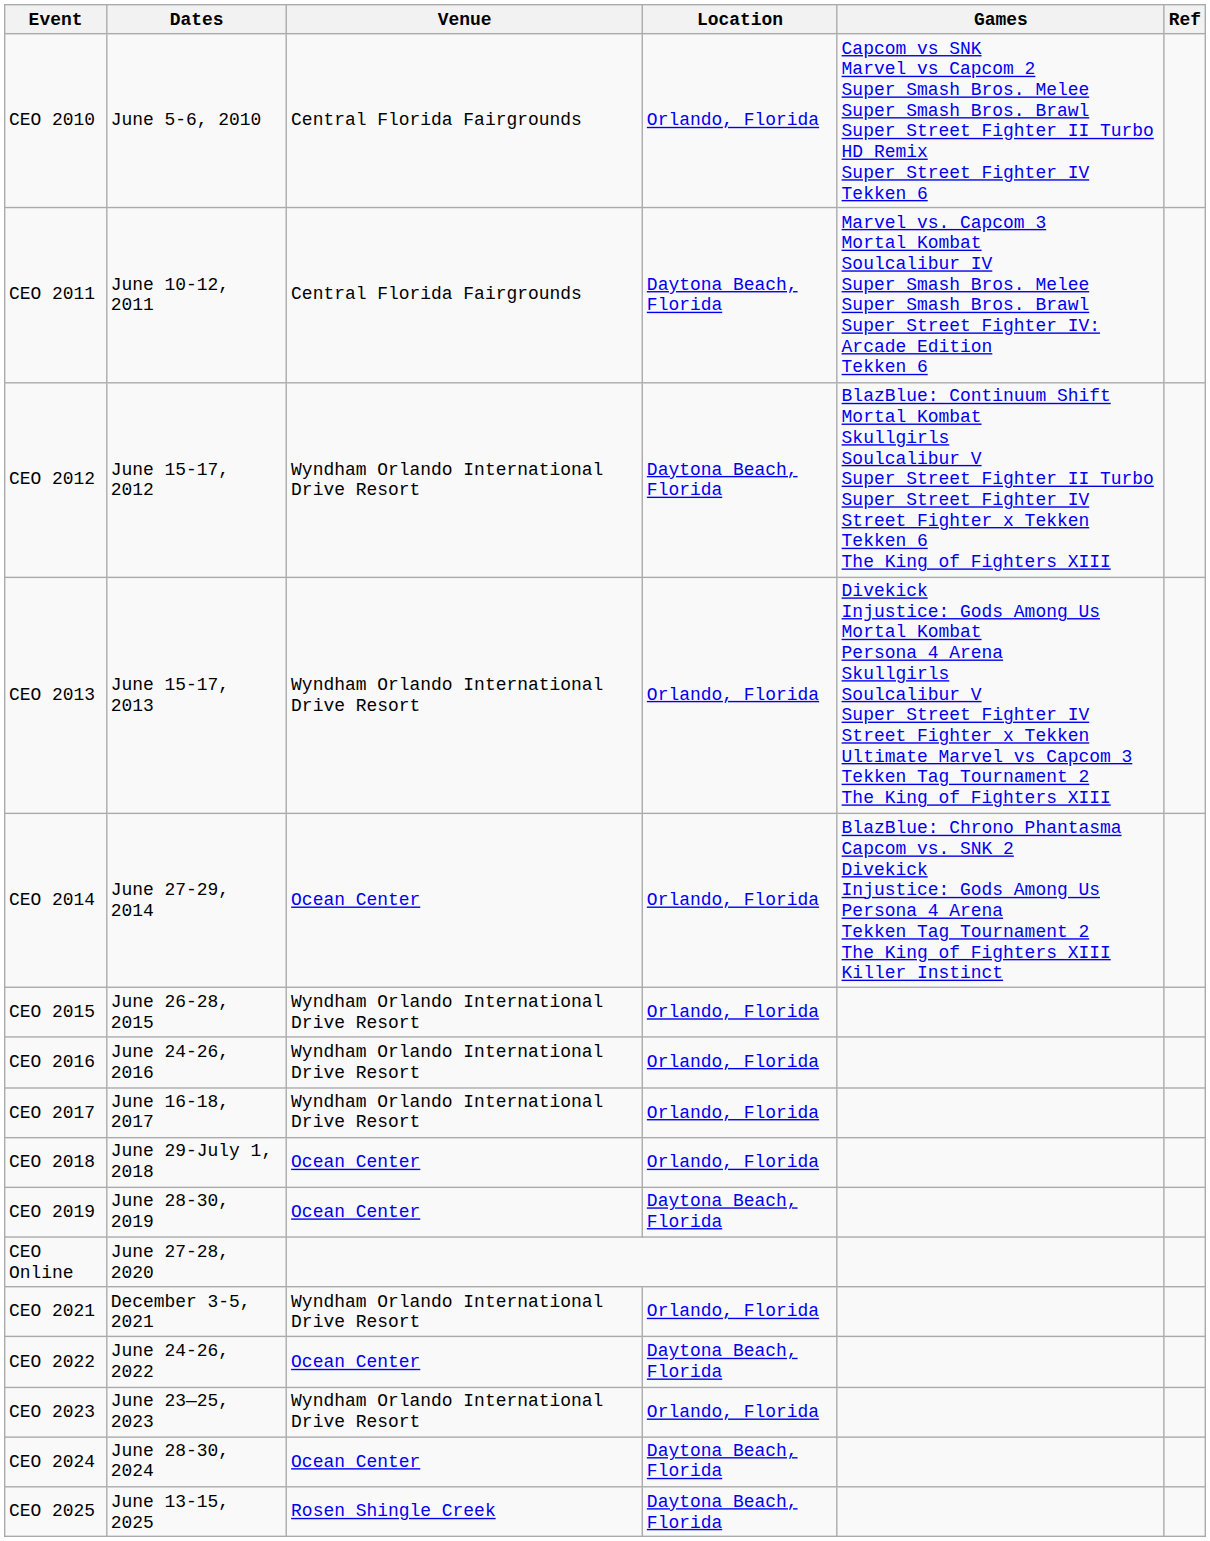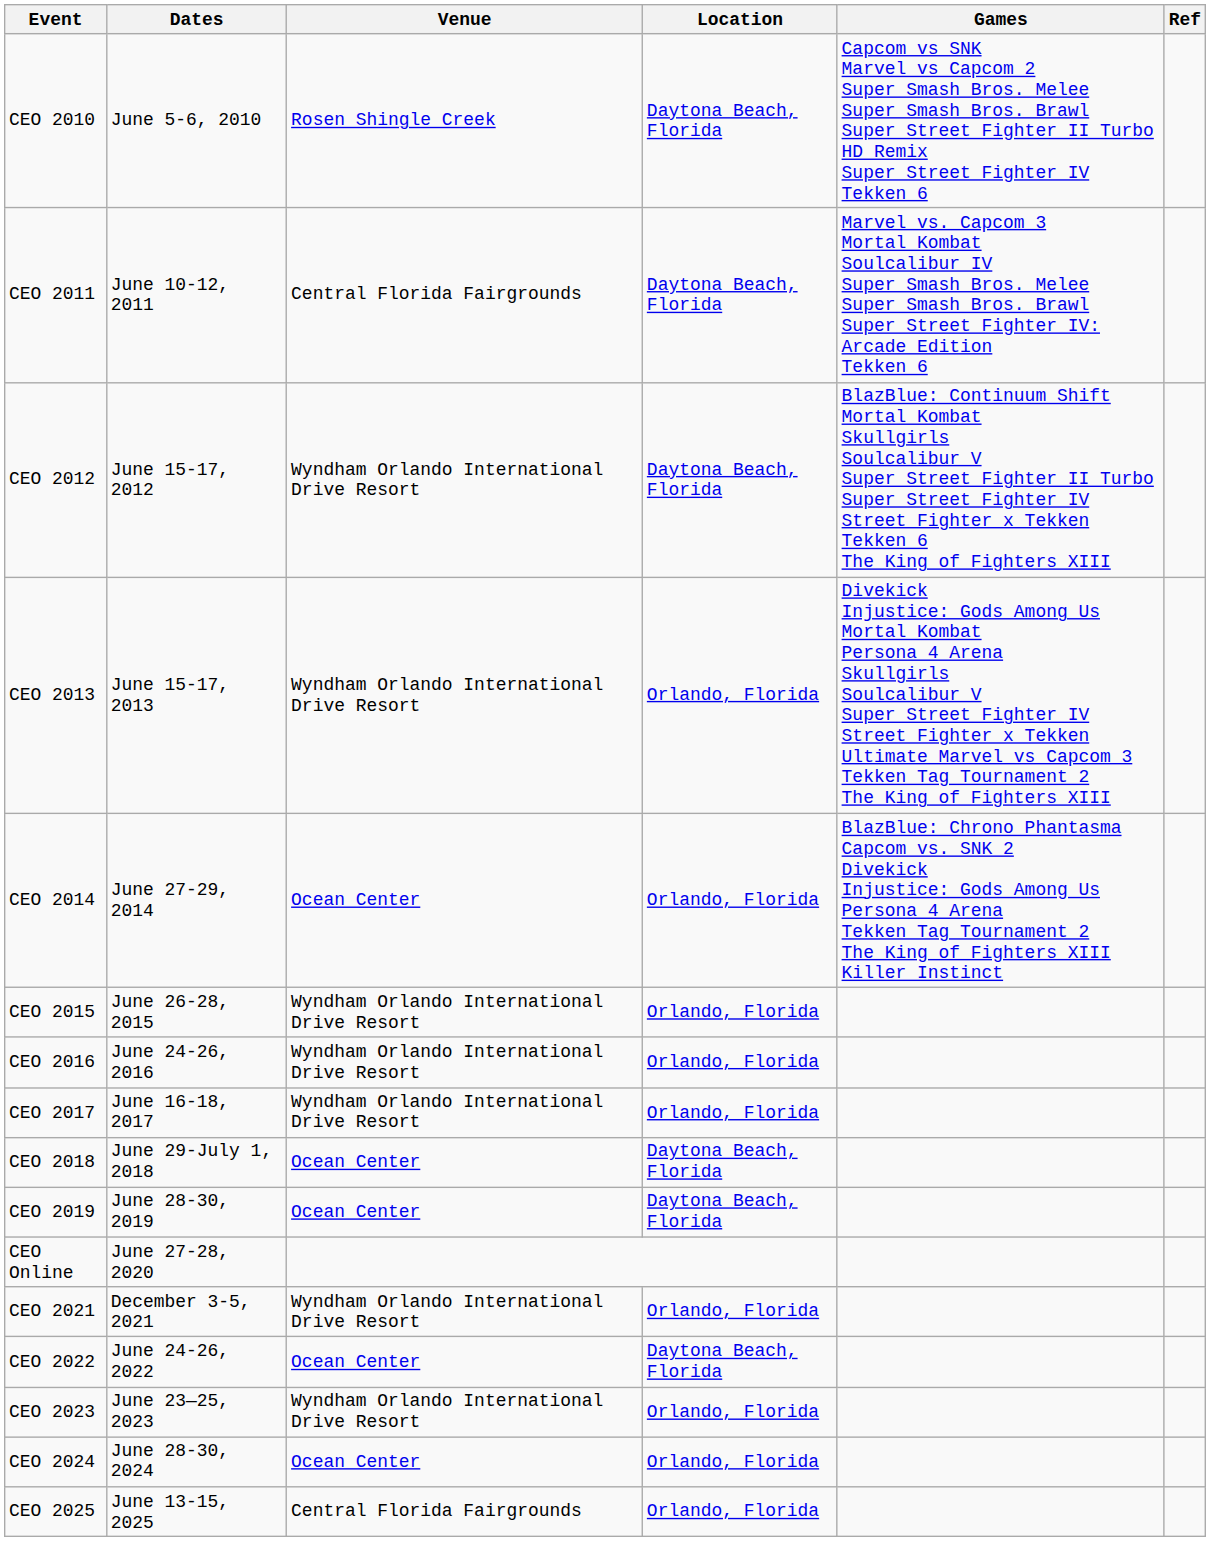(436, 121) Central Florida Fairgrounds -> (393, 121) Rosen Shingle Creek
(733, 121) Orlando, Florida -> (722, 121) Daytona Beach, Florida
(733, 1162) Orlando, Florida -> (722, 1162) Daytona Beach, Florida
(722, 1462) Daytona Beach, Florida -> (733, 1462) Orlando, Florida
(393, 1512) Rosen Shingle Creek -> (436, 1512) Central Florida Fairgrounds
(722, 1512) Daytona Beach, Florida -> (733, 1512) Orlando, Florida
